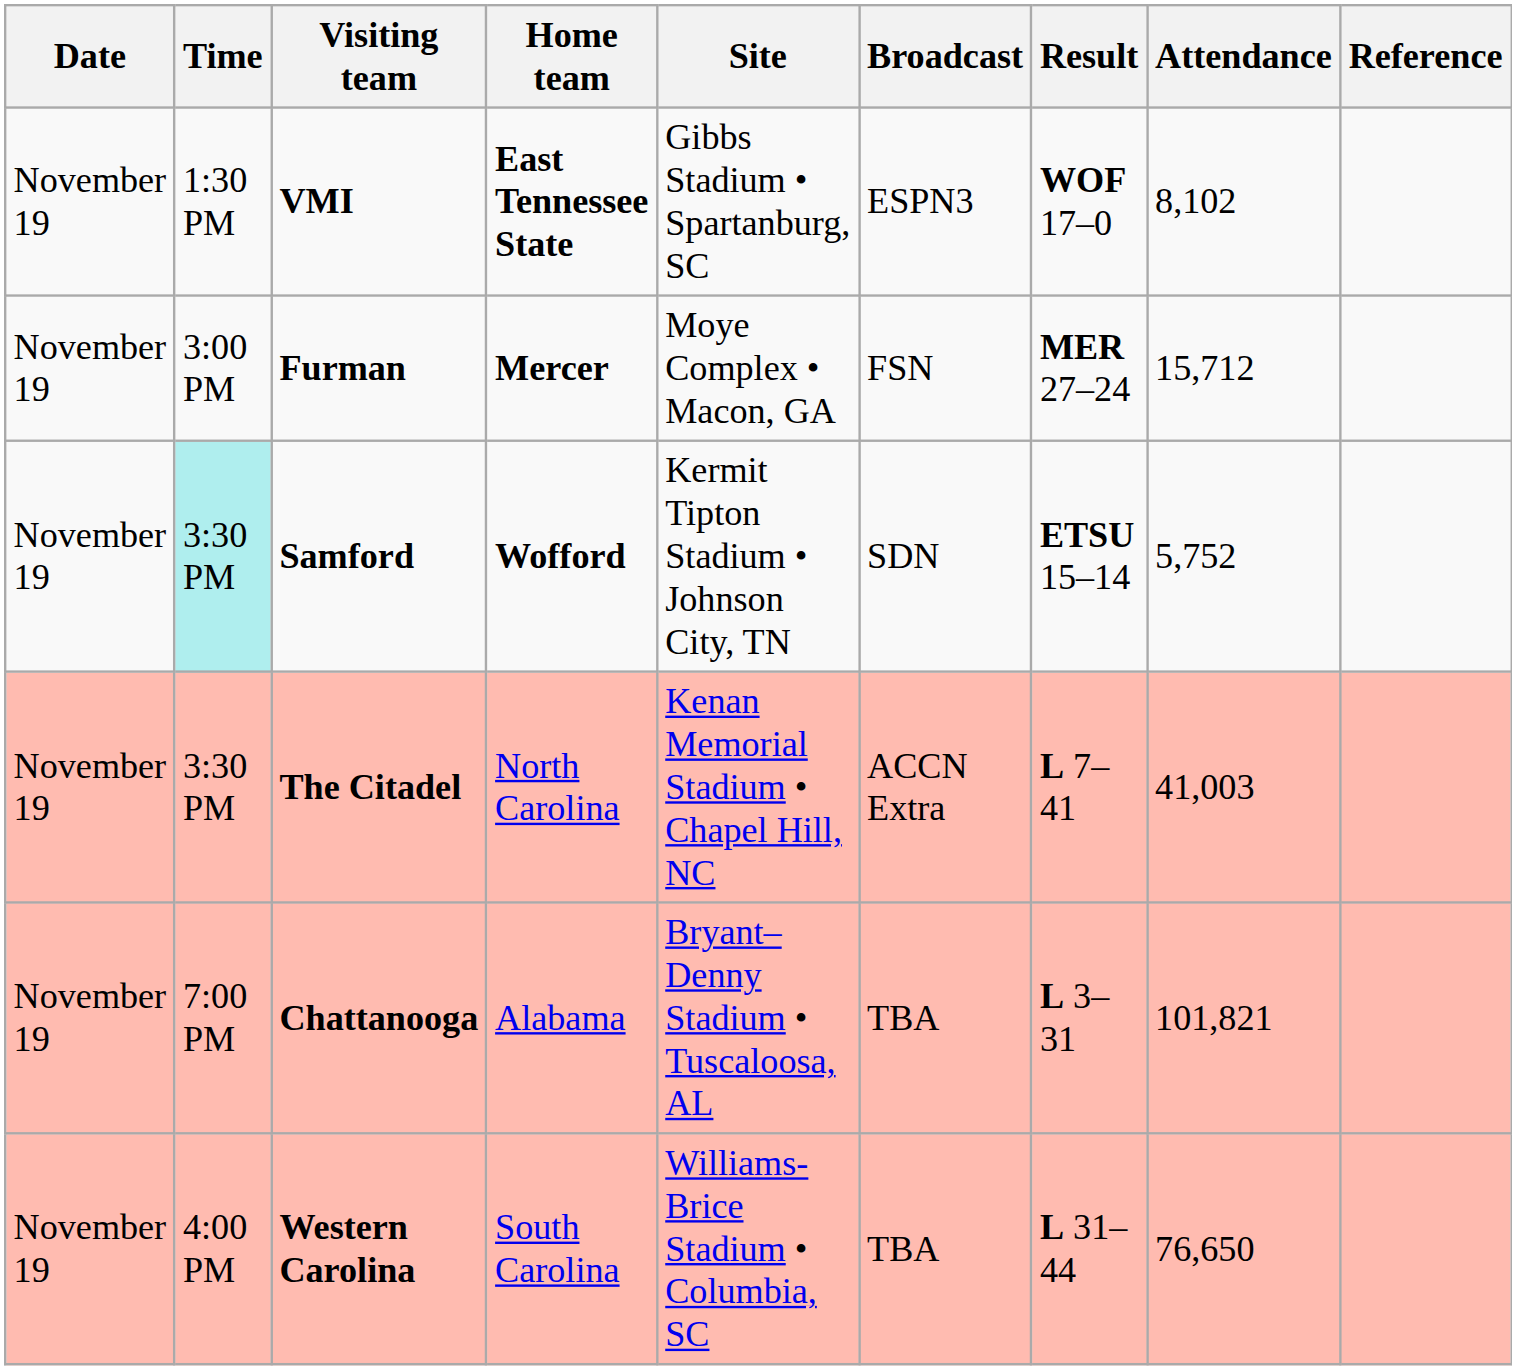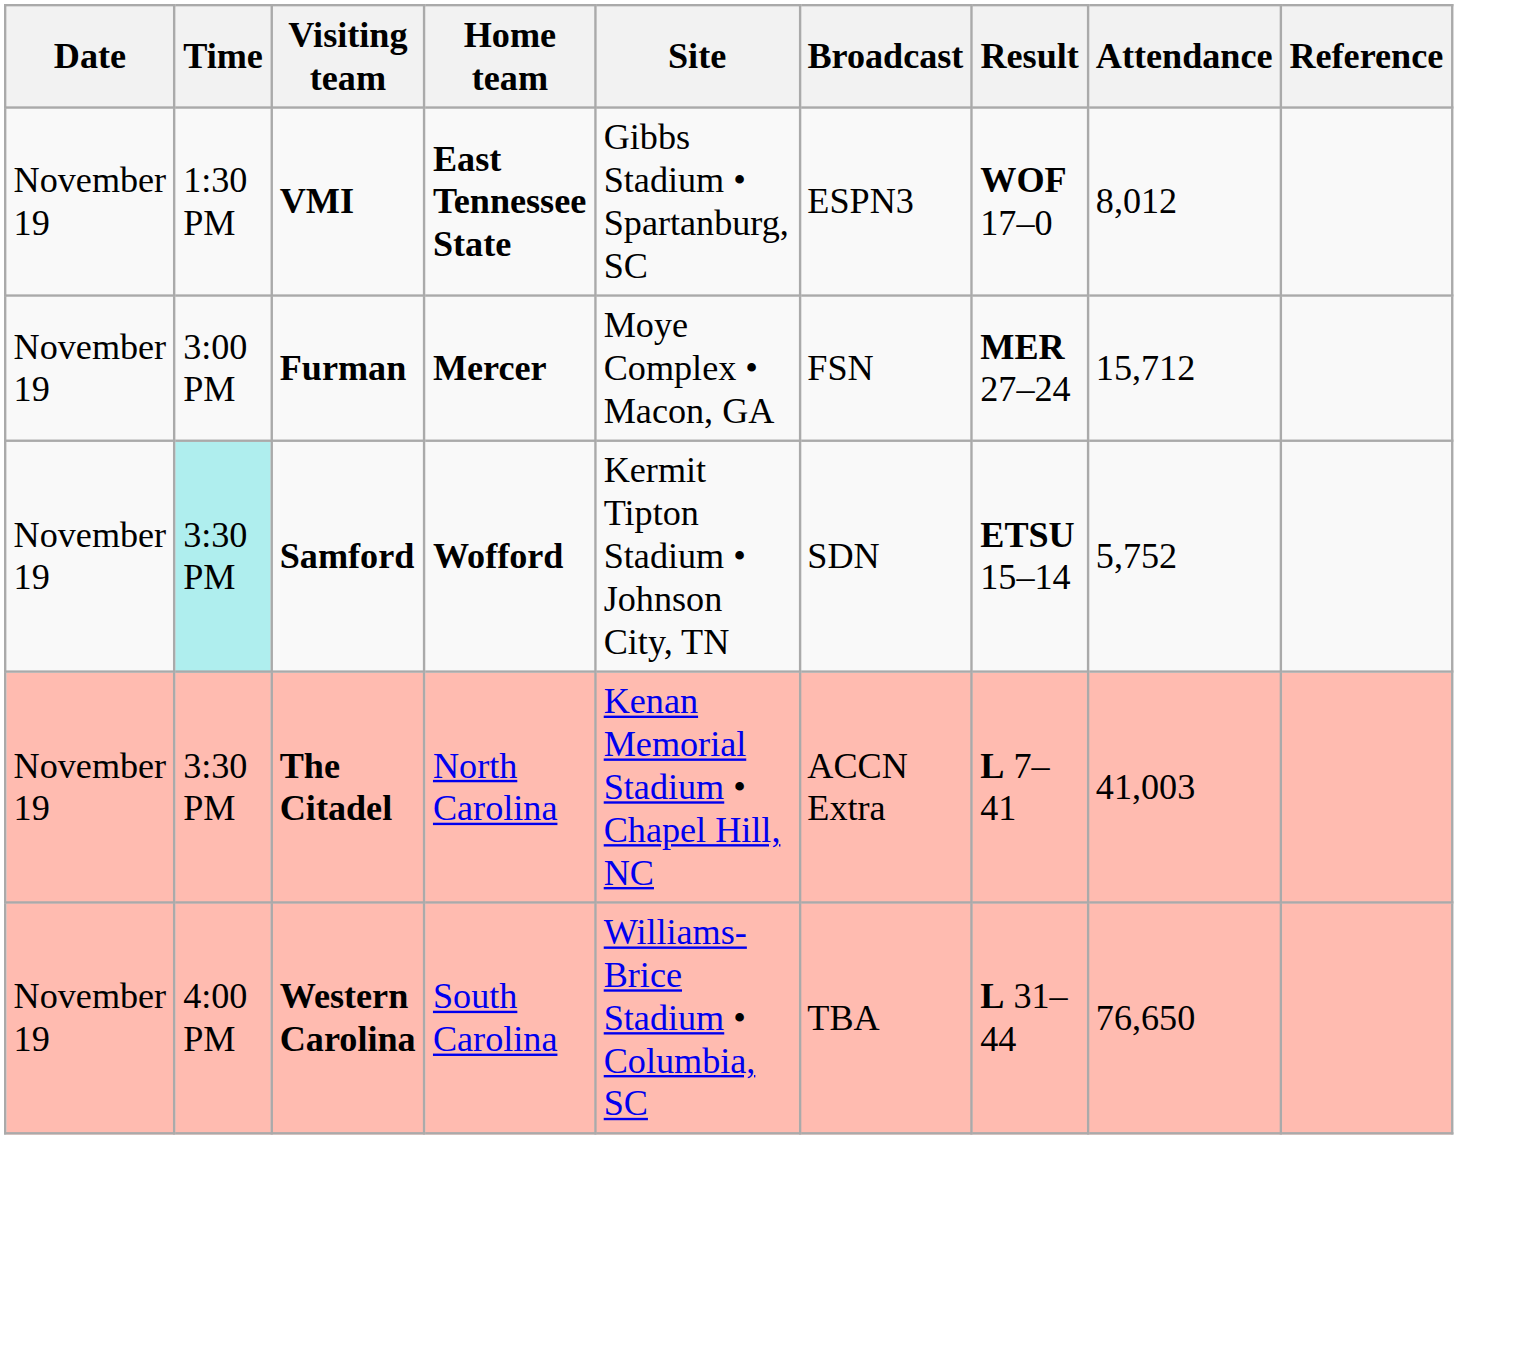(1196, 201) 8,102 -> (1137, 201) 8,012
- row: (379, 1018)
